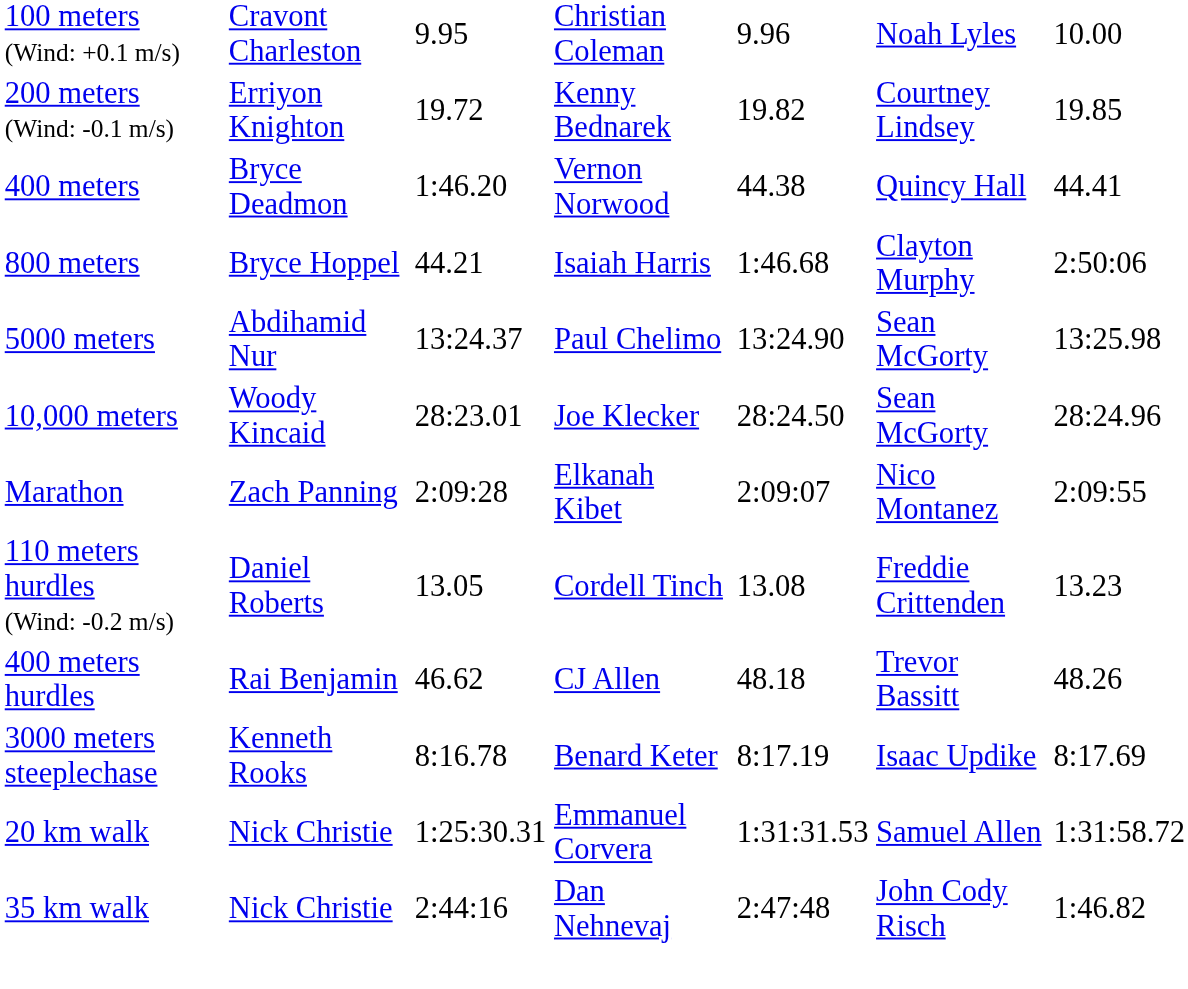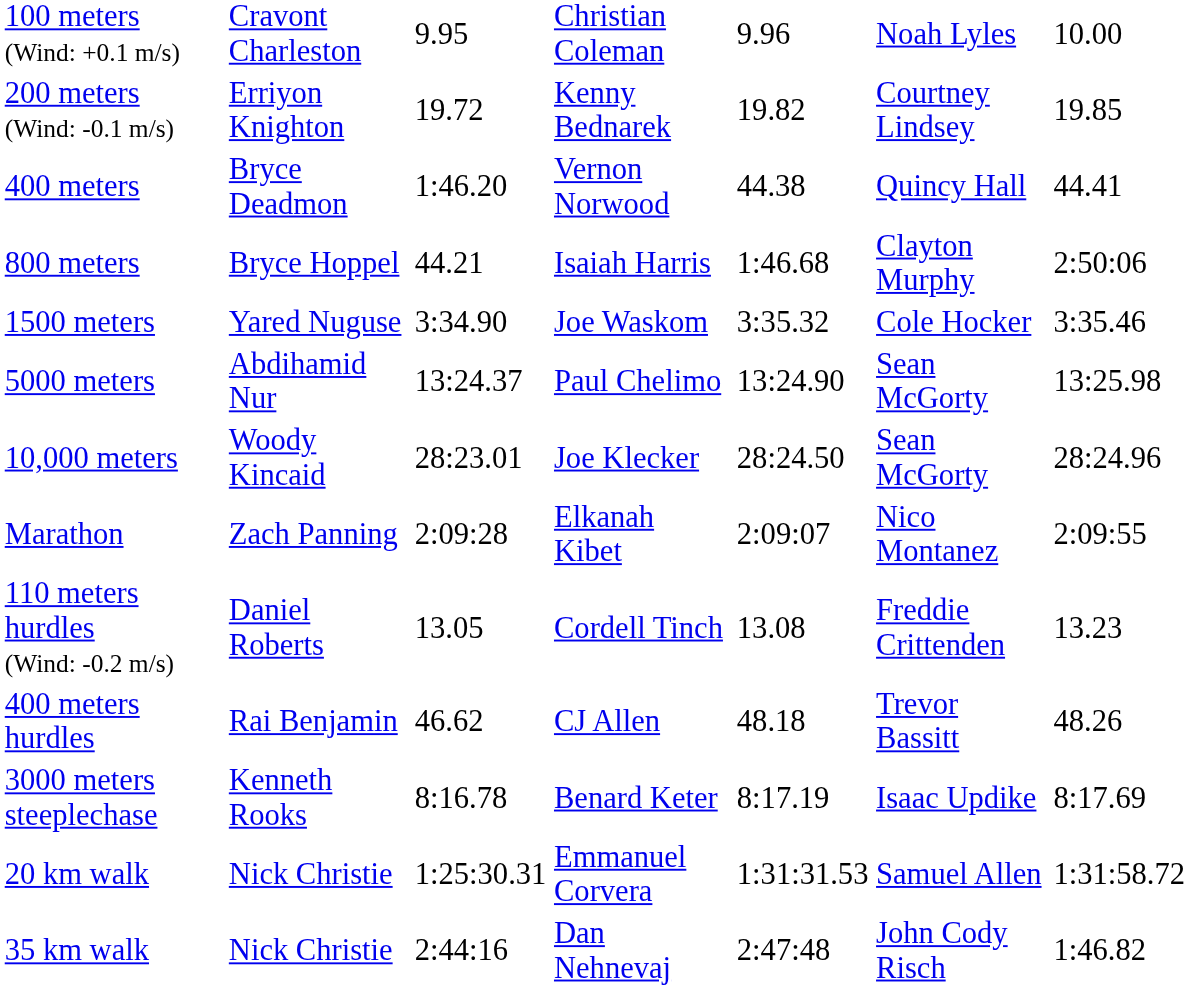+ row: (80, 322)
